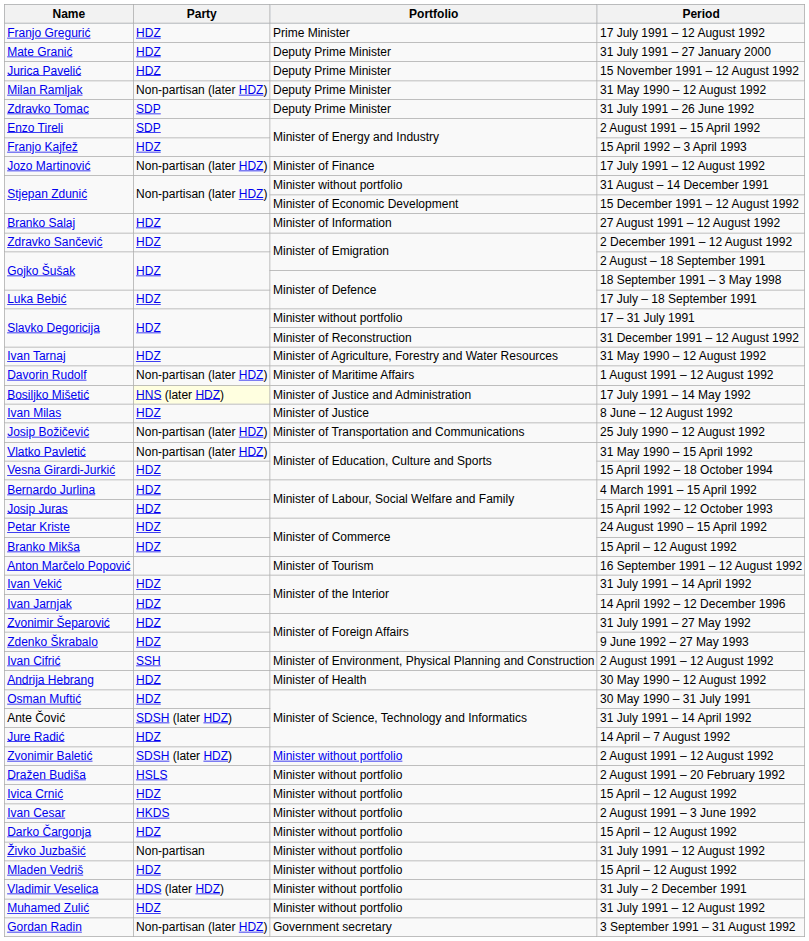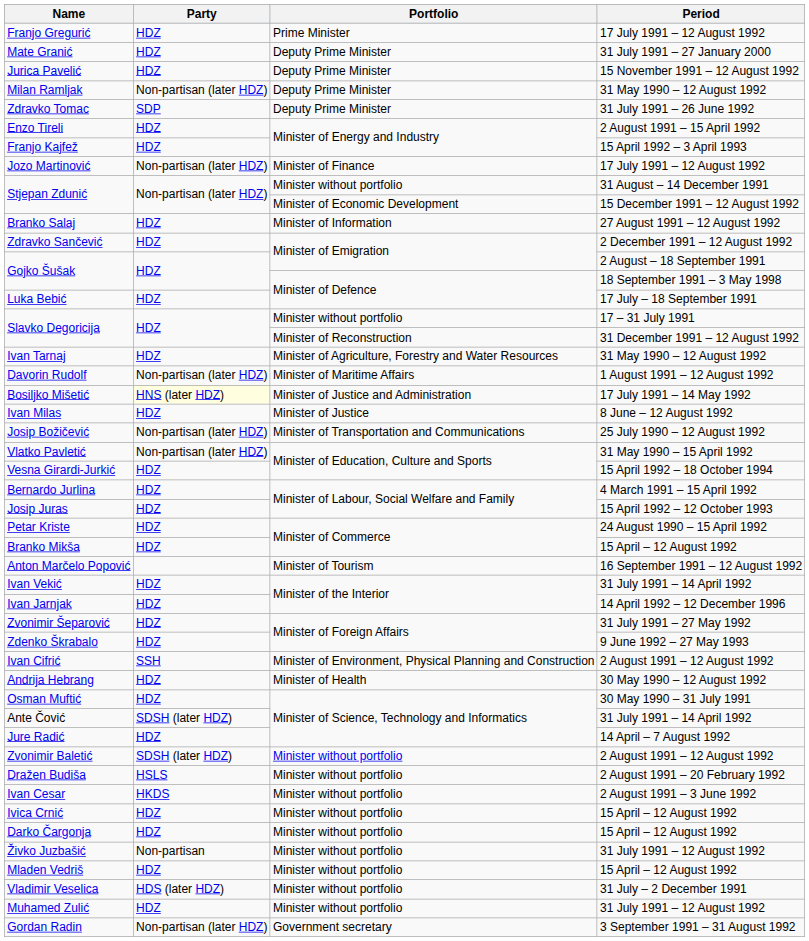(148, 128) SDP -> (148, 128) HDZ
rows swapped: (36, 813) <-> (35, 794)
